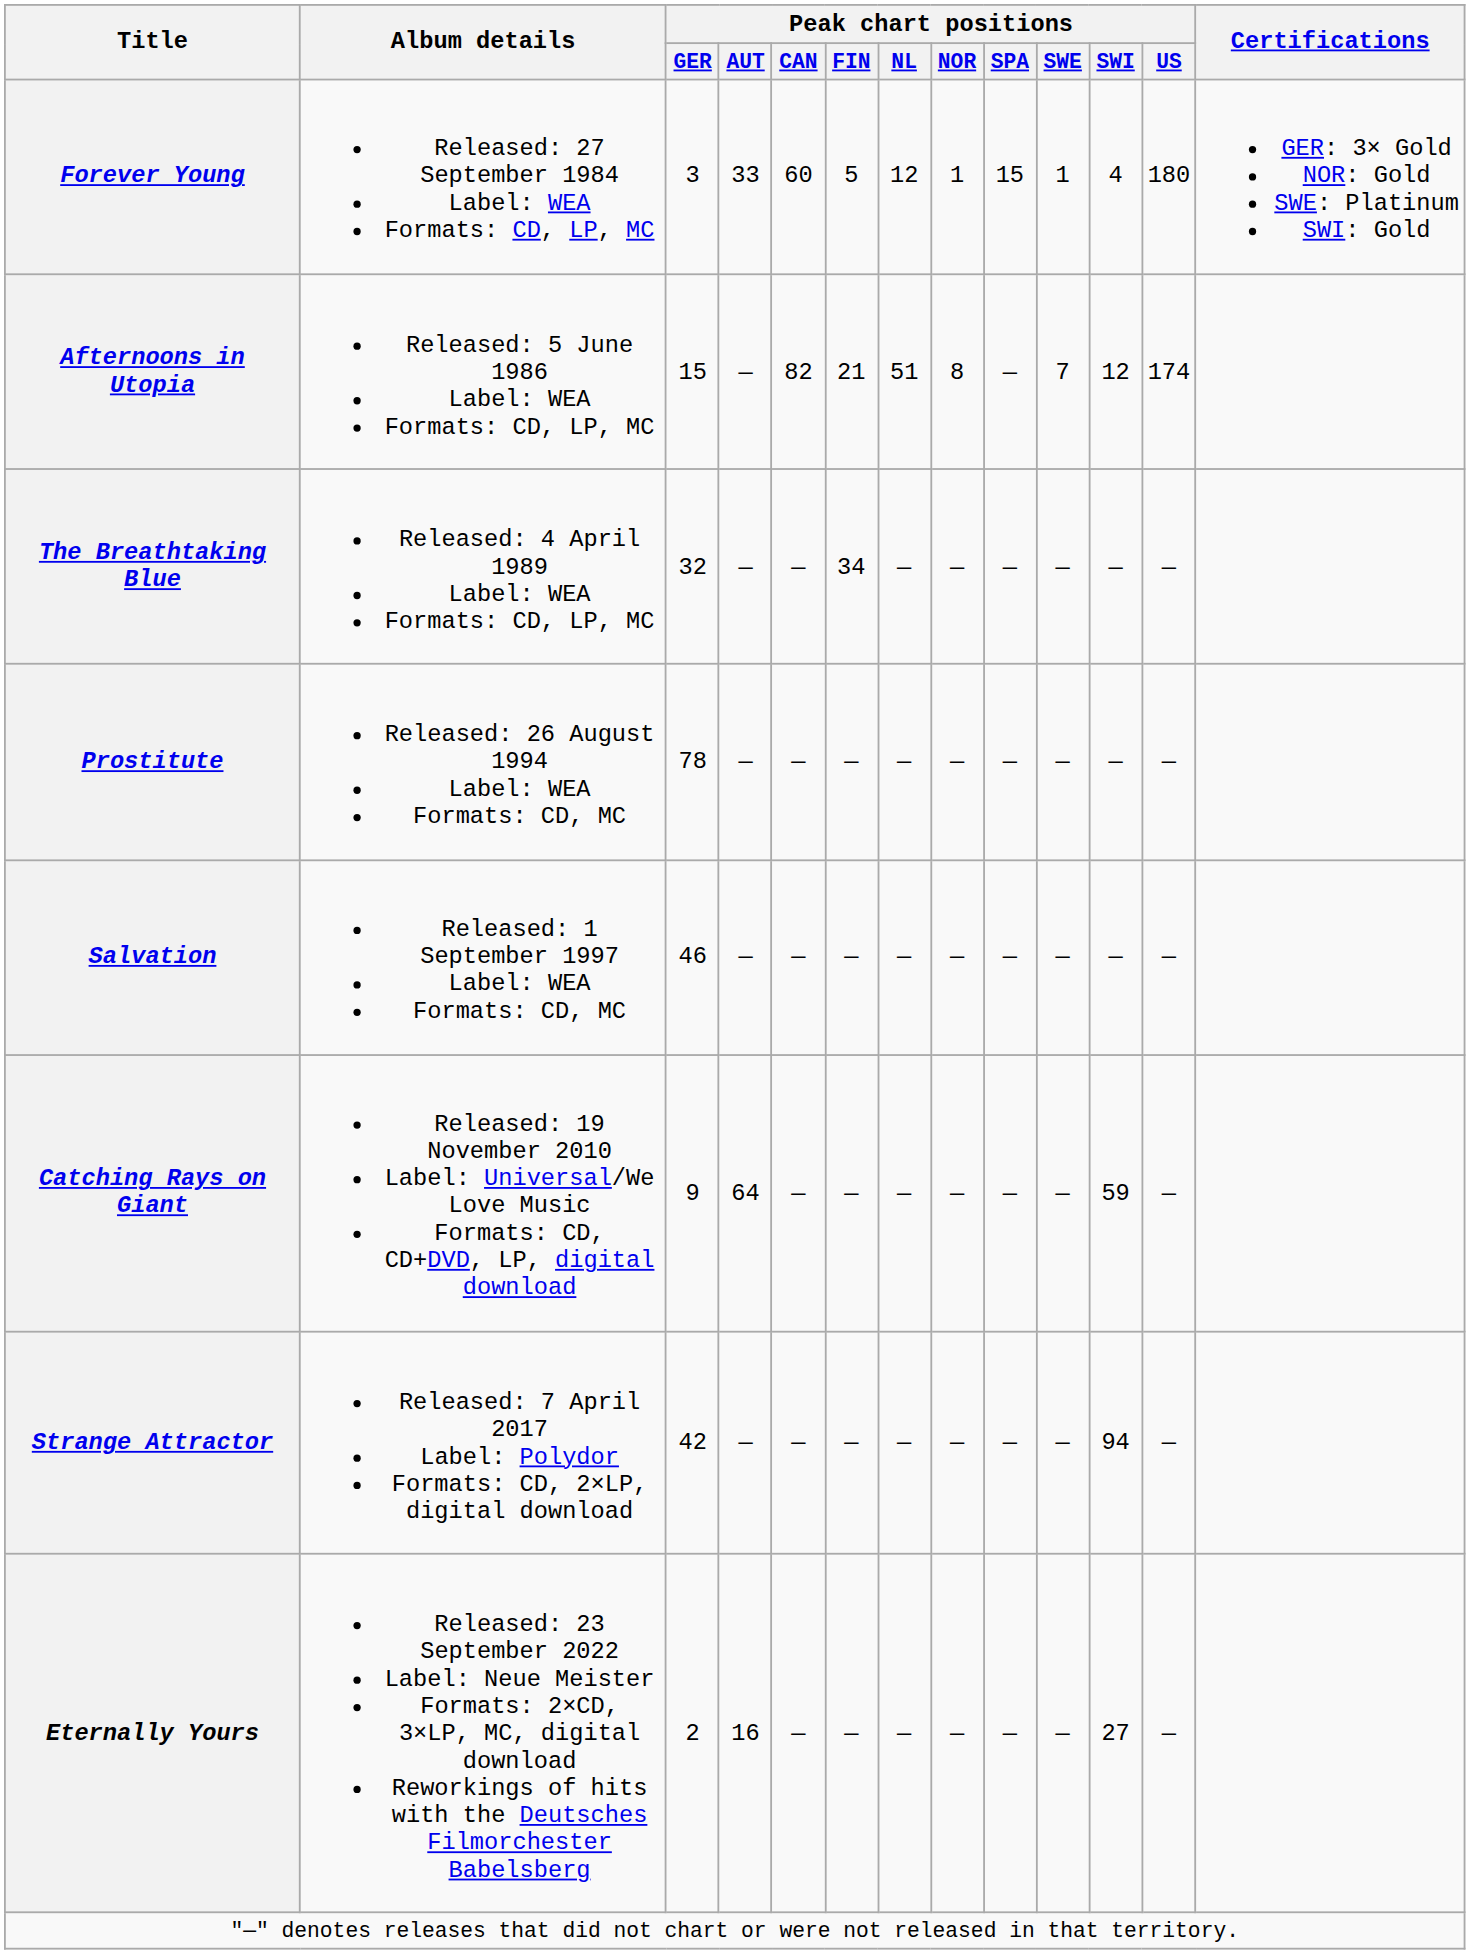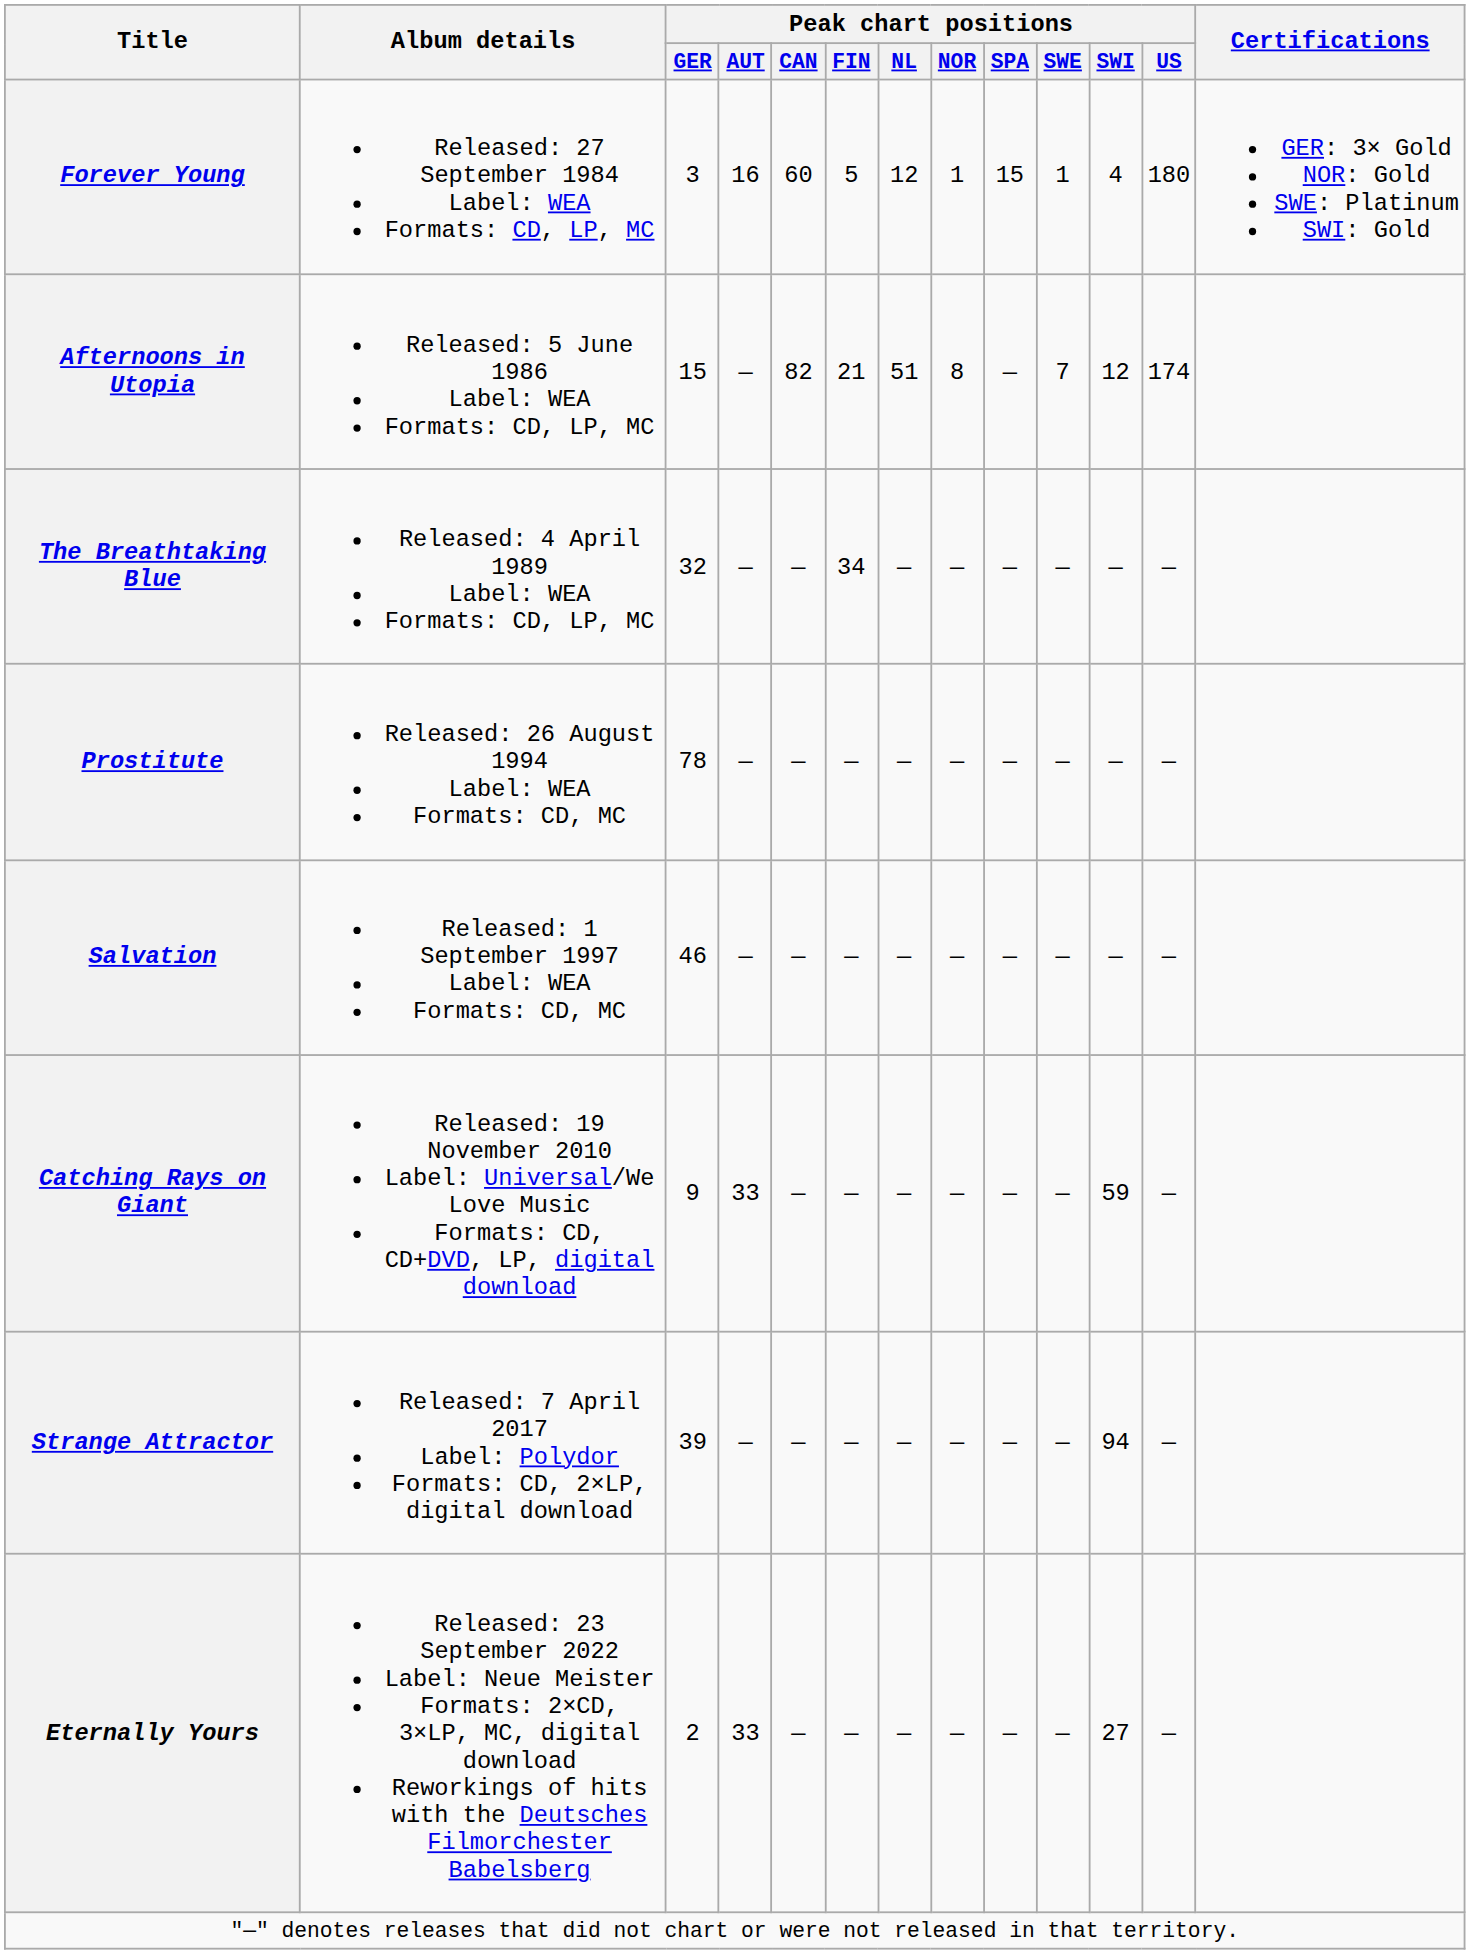(746, 177) 33 -> (746, 177) 16
(746, 1193) 64 -> (746, 1193) 33
(693, 1443) 42 -> (693, 1443) 39
(746, 1733) 16 -> (746, 1733) 33
